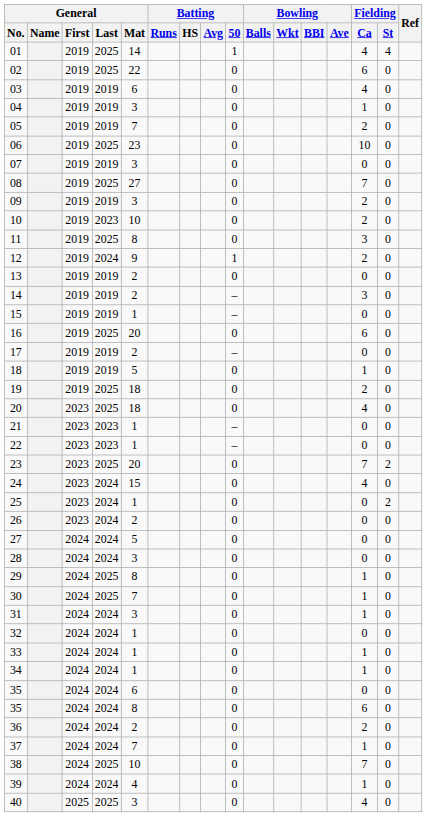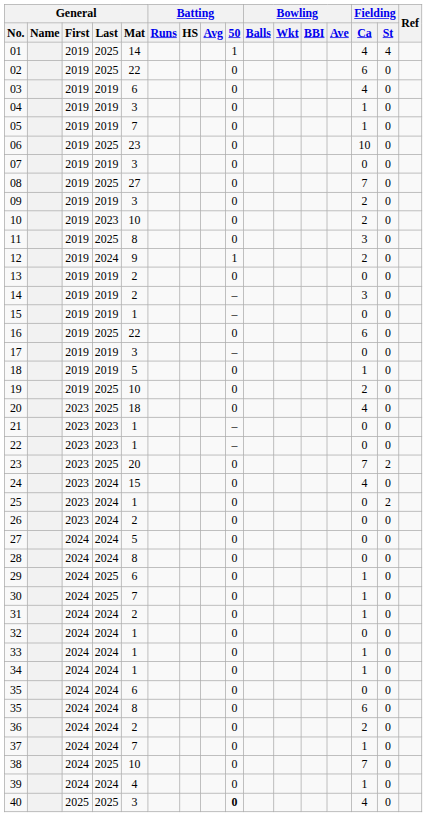(365, 126) 2 -> (365, 126) 1
(134, 333) 20 -> (134, 333) 22
(134, 351) 2 -> (134, 351) 3
(134, 389) 18 -> (134, 389) 10
(134, 558) 3 -> (134, 558) 8
(134, 577) 8 -> (134, 577) 6
(134, 614) 3 -> (134, 614) 2
(234, 802) normal -> (234, 802) bold
